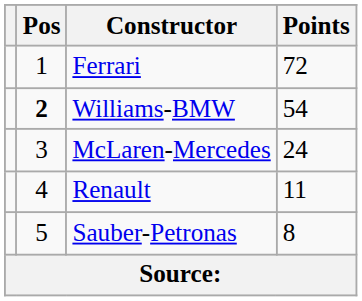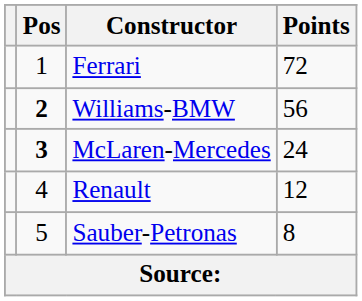(295, 107) 54 -> (295, 107) 56
(42, 149) normal -> (42, 149) bold
(295, 190) 11 -> (295, 190) 12
